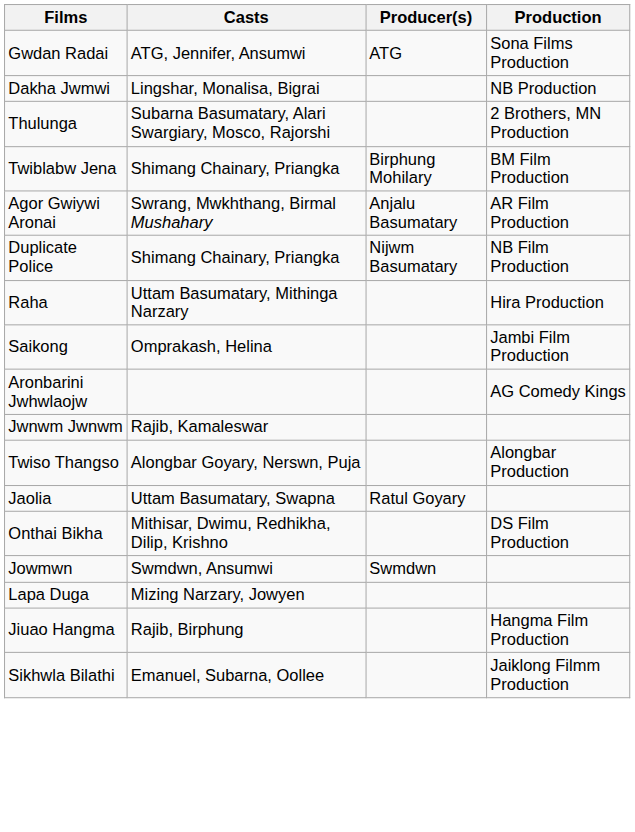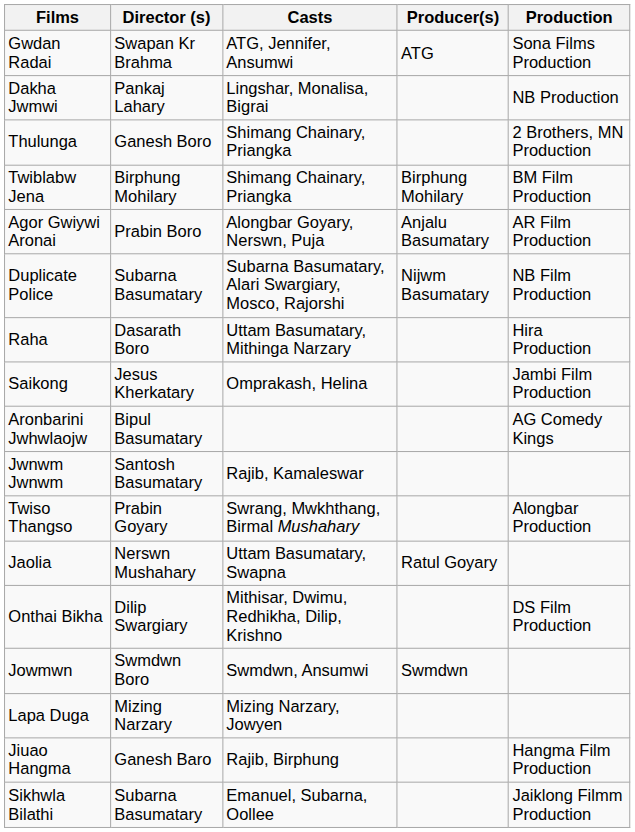+ column: (167, 17)
(231, 123) Subarna Basumatary, Alari Swargiary, Mosco, Rajorshi -> (296, 142) Shimang Chainary, Priangka
(233, 213) Swrang, Mwkhthang, Birmal Mushahary -> (290, 231) Alongbar Goyary, Nerswn, Puja
(235, 257) Shimang Chainary, Priangka -> (305, 285) Subarna Basumatary, Alari Swargiary, Mosco, Rajorshi
(246, 462) Alongbar Goyary, Nerswn, Puja -> (303, 518) Swrang, Mwkhthang, Birmal Mushahary
